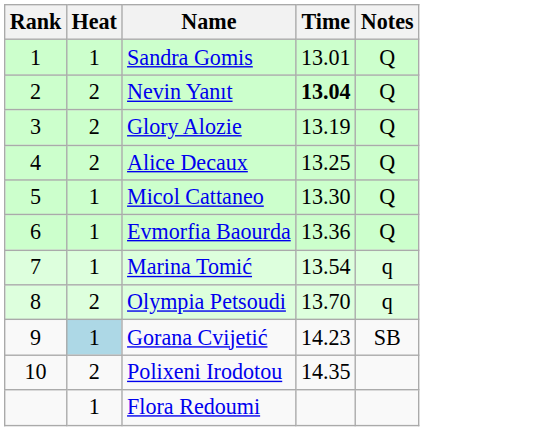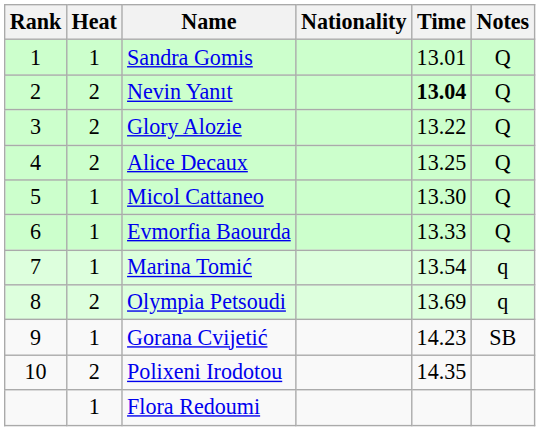+ column: (354, 22)
(326, 127) 13.19 -> (441, 127) 13.22
(326, 232) 13.36 -> (441, 232) 13.33
(326, 302) 13.70 -> (441, 302) 13.69
(94, 337) lightblue background -> (94, 337) no background
